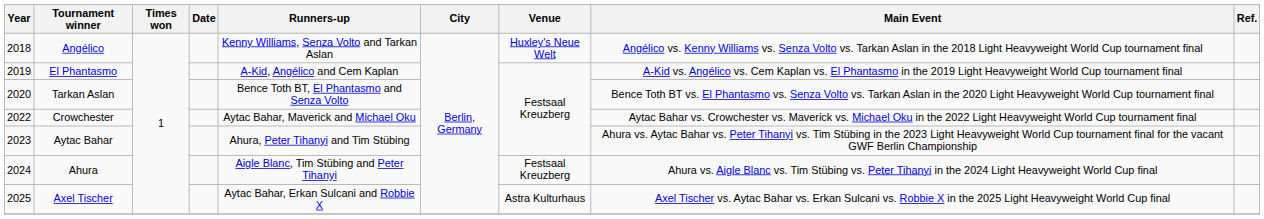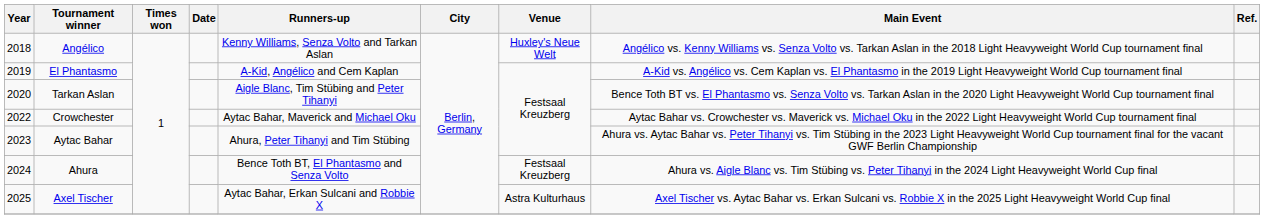(319, 94) Bence Toth BT, El Phantasmo and Senza Volto -> (319, 94) Aigle Blanc, Tim Stübing and Peter Tihanyi
(319, 169) Aigle Blanc, Tim Stübing and Peter Tihanyi -> (319, 169) Bence Toth BT, El Phantasmo and Senza Volto
